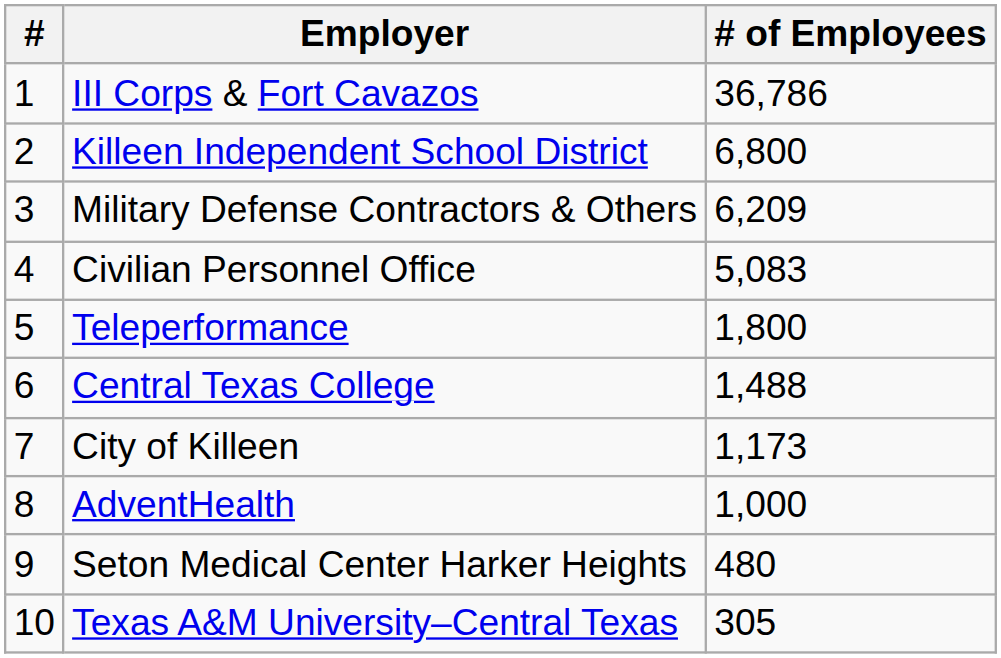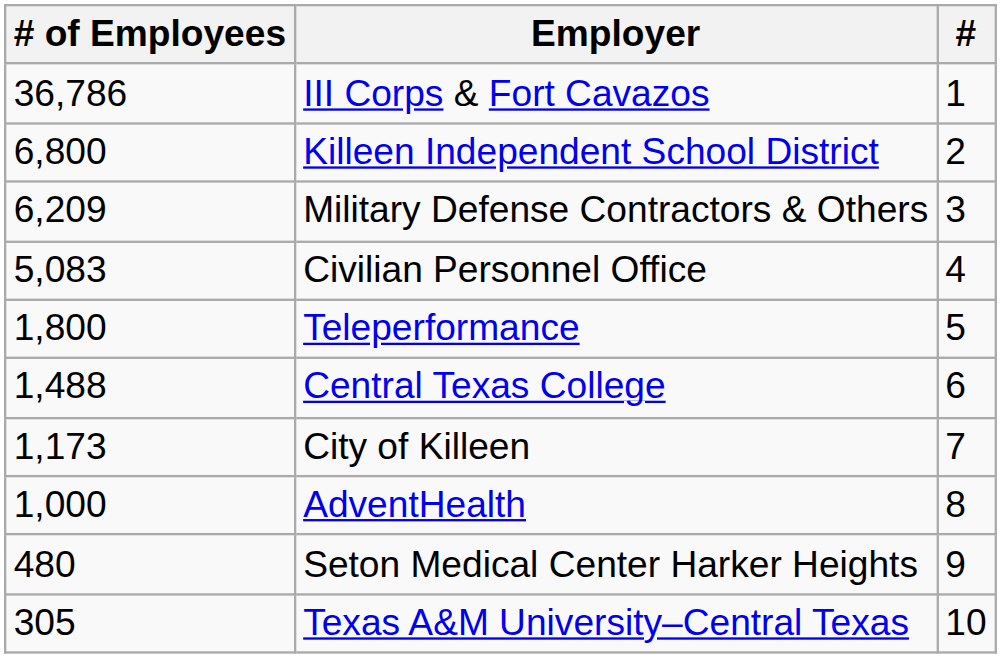columns swapped: (34, 33) <-> (850, 33)
